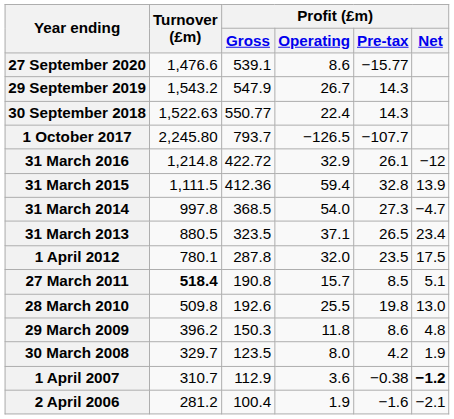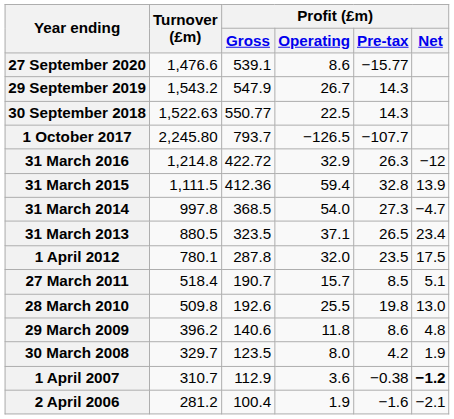(335, 112) 22.4 -> (335, 112) 22.5
(394, 161) 26.1 -> (394, 161) 26.3
(199, 281) bold -> (199, 281) normal
(252, 281) 190.8 -> (252, 281) 190.7
(252, 329) 150.3 -> (252, 329) 140.6
